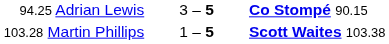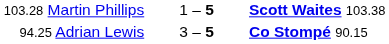rows swapped: (82, 10) <-> (74, 31)
